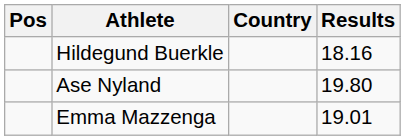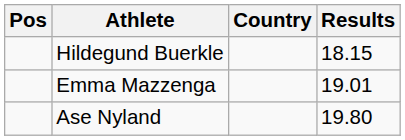(347, 53) 18.16 -> (347, 53) 18.15
rows swapped: (136, 118) <-> (109, 85)
